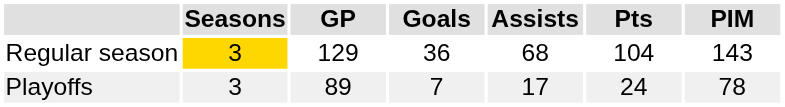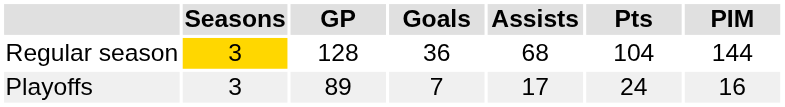(338, 53) 129 -> (338, 53) 128
(732, 53) 143 -> (732, 53) 144
(732, 86) 78 -> (732, 86) 16
